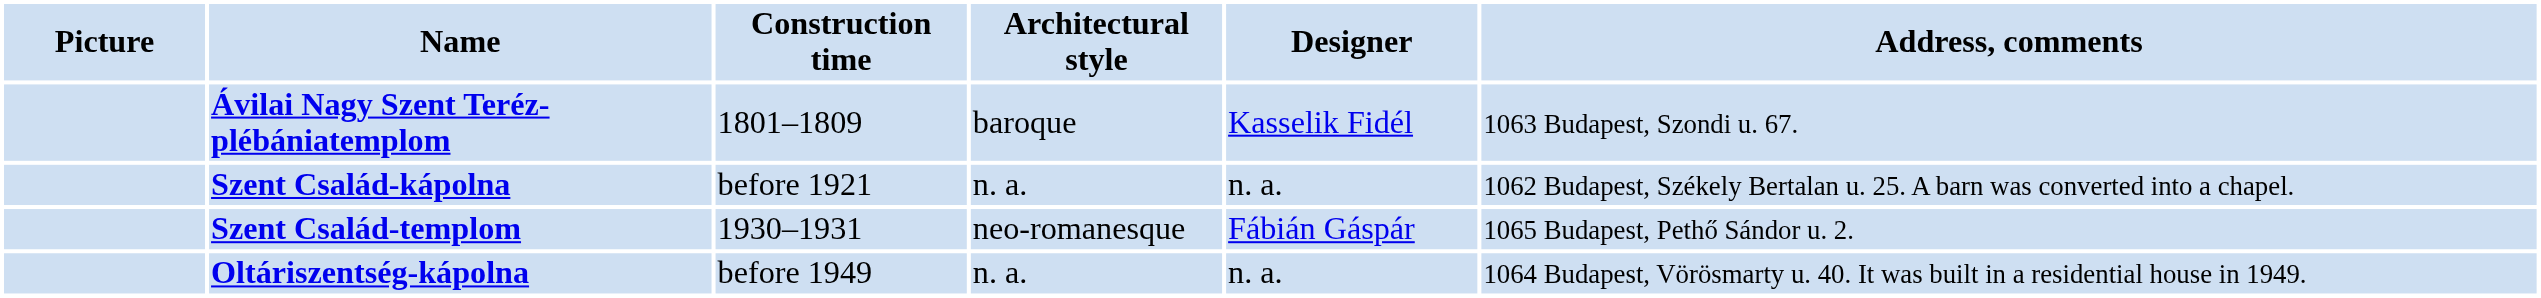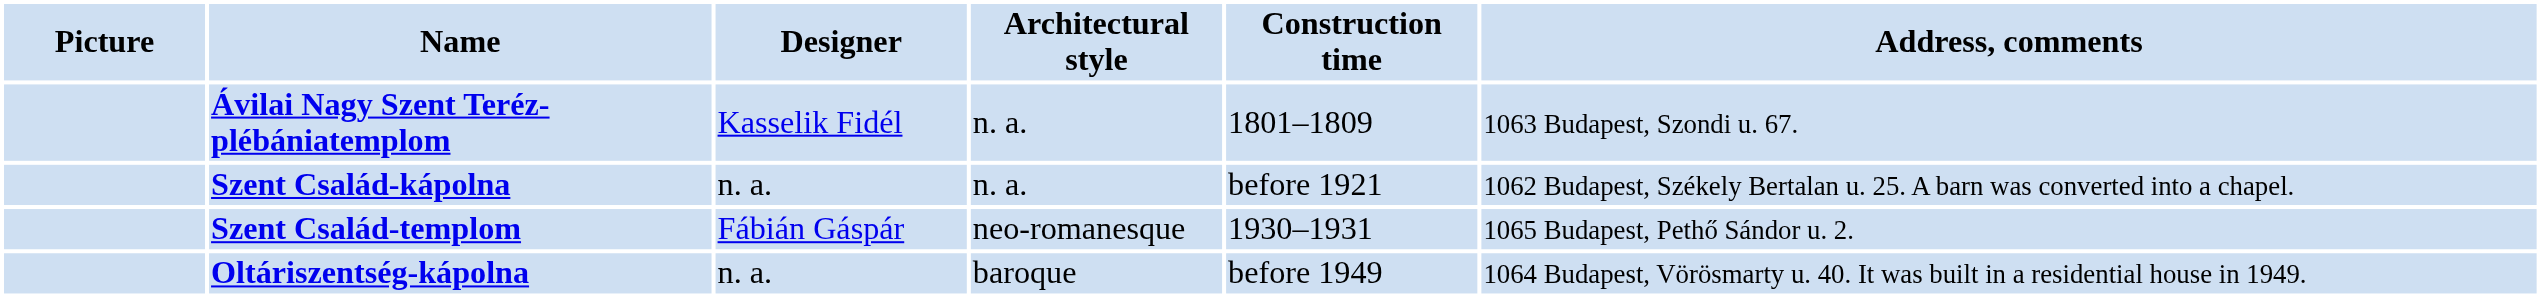columns swapped: (841, 41) <-> (1352, 41)
(1025, 122) baroque -> (1000, 122) n. a.
(1000, 272) n. a. -> (1025, 272) baroque
